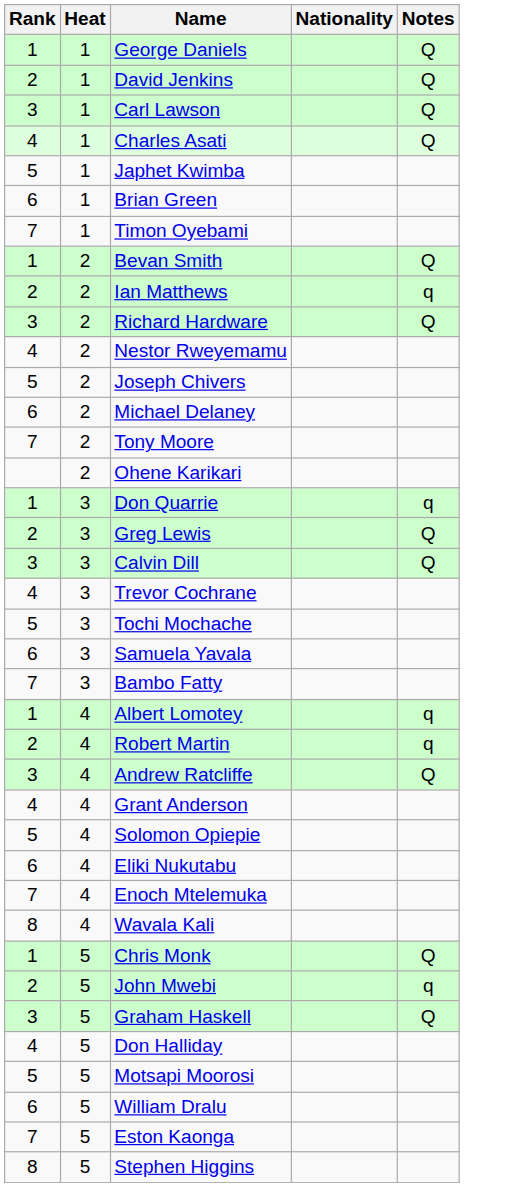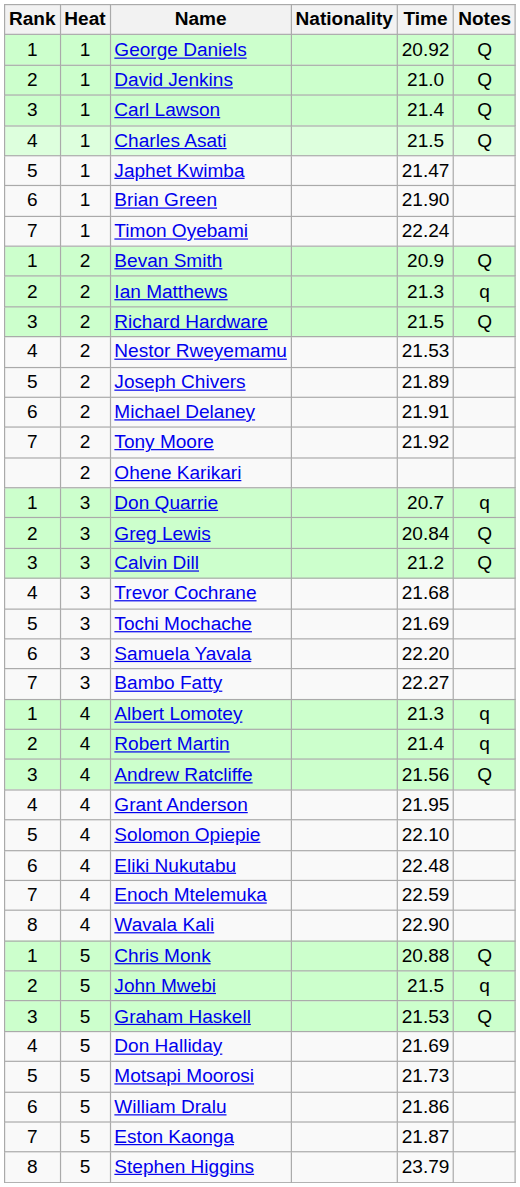+ column: (426, 19)
